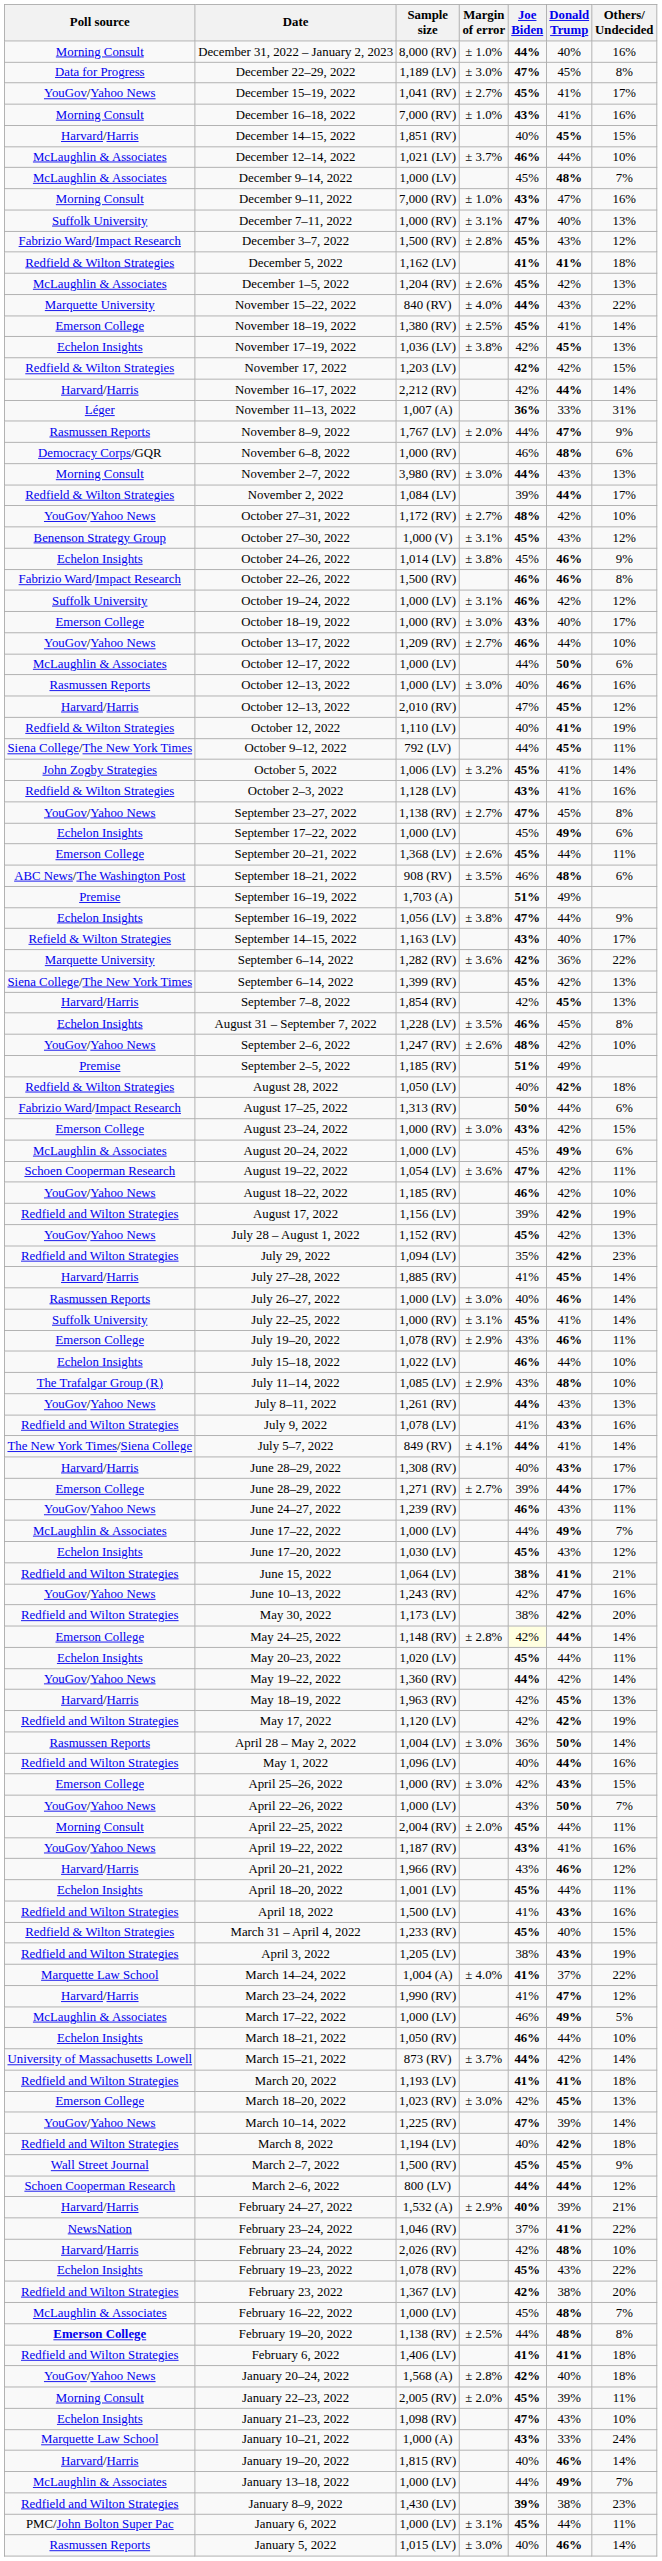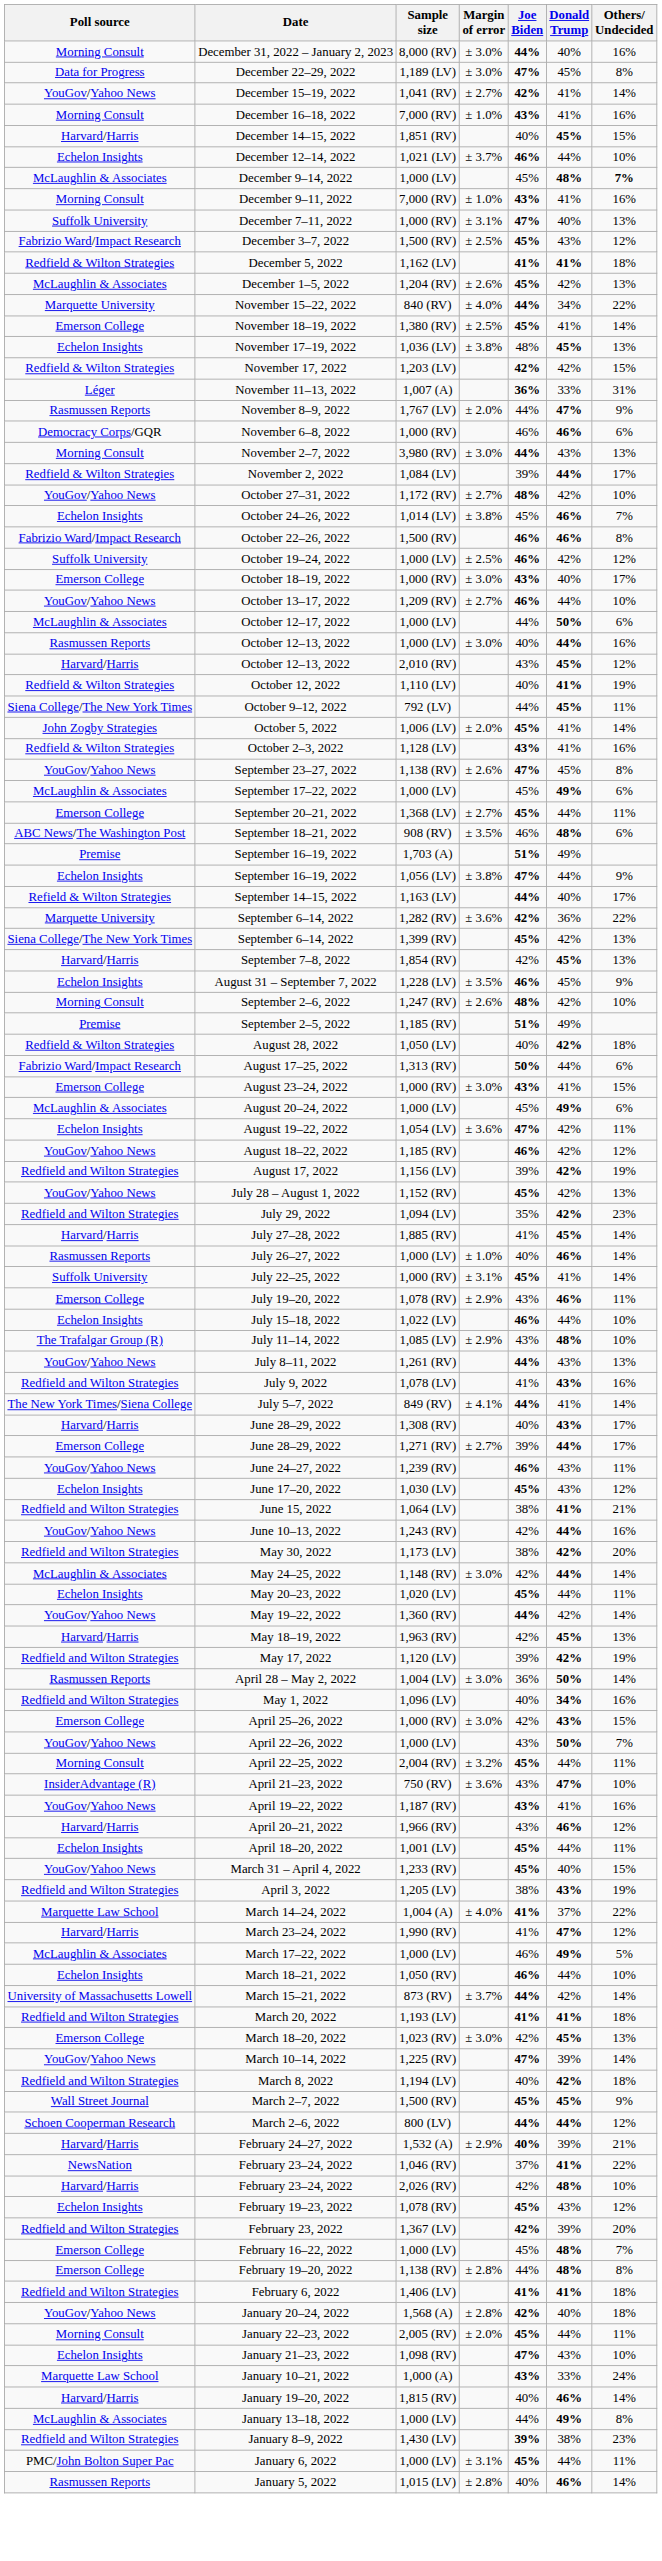(484, 51) ± 1.0% -> (484, 51) ± 3.0%
(527, 94) 45% -> (527, 94) 42%
(624, 94) 17% -> (624, 94) 14%
(100, 157) McLaughlin & Associates -> (100, 157) Echelon Insights
(624, 178) normal -> (624, 178) bold
(569, 199) 47% -> (569, 199) 41%
(484, 241) ± 2.8% -> (484, 241) ± 2.5%
(569, 305) 43% -> (569, 305) 34%
(527, 347) 42% -> (527, 347) 48%
- row: (296, 389)
(569, 453) 48% -> (569, 432) 46%
- row: (296, 537)
(624, 559) 9% -> (624, 516) 7%
(484, 601) ± 3.1% -> (484, 559) ± 2.5%
(569, 685) 46% -> (569, 643) 44%
(527, 706) 47% -> (527, 664) 43%
(484, 770) ± 3.2% -> (484, 728) ± 2.0%
(484, 812) ± 2.7% -> (484, 770) ± 2.6%
(100, 833) Echelon Insights -> (100, 791) McLaughlin & Associates
(484, 854) ± 2.6% -> (484, 812) ± 2.7%
(527, 939) 43% -> (527, 897) 44%
(624, 1024) 8% -> (624, 981) 9%
(100, 1045) YouGov/Yahoo News -> (100, 1002) Morning Consult
(569, 1129) 42% -> (569, 1087) 41%
(100, 1172) Schoen Cooperman Research -> (100, 1129) Echelon Insights
(624, 1193) 10% -> (624, 1150) 12%
(484, 1298) ± 3.0% -> (484, 1256) ± 1.0%
- row: (296, 1531)
(527, 1573) bold -> (527, 1510) normal
(569, 1594) 47% -> (569, 1531) 44%
(100, 1637) Emerson College -> (100, 1573) McLaughlin & Associates
(484, 1637) ± 2.8% -> (484, 1573) ± 3.0%
(527, 1637) lightyellow background -> (527, 1573) no background
(527, 1721) 42% -> (527, 1658) 39%
(569, 1763) 44% -> (569, 1700) 34%
(484, 1827) ± 2.0% -> (484, 1763) ± 3.2%
+ row: (296, 1785)
- row: (296, 1911)
(100, 1932) Redfield & Wilton Strategies -> (100, 1869) YouGov/Yahoo News
(624, 2271) 22% -> (624, 2207) 12%
(569, 2292) 38% -> (569, 2228) 39%
(100, 2313) McLaughlin & Associates -> (100, 2250) Emerson College
(100, 2334) bold -> (100, 2271) normal
(484, 2334) ± 2.5% -> (484, 2271) ± 2.8%
(569, 2397) 39% -> (569, 2334) 44%
(624, 2482) 7% -> (624, 2419) 8%
(484, 2545) ± 3.0% -> (484, 2482) ± 2.8%
